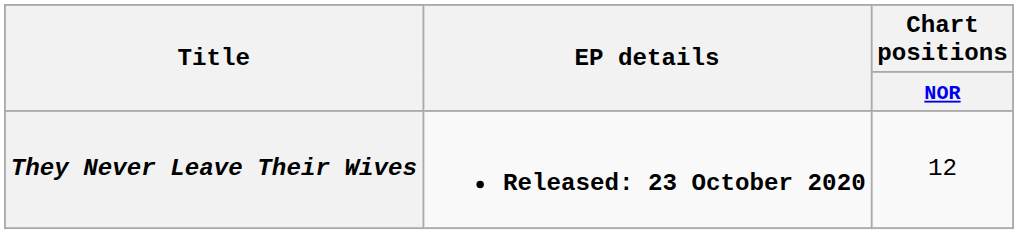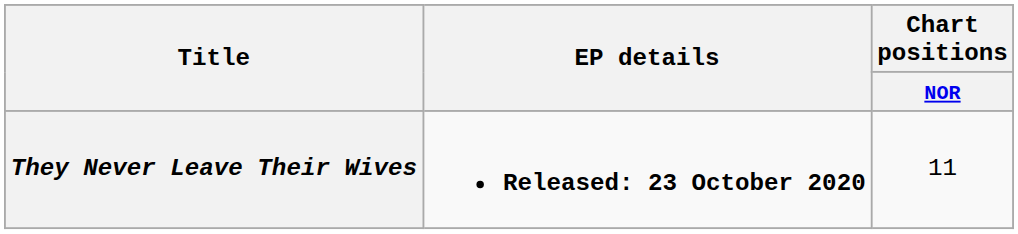(942, 169) 12 -> (942, 169) 11
